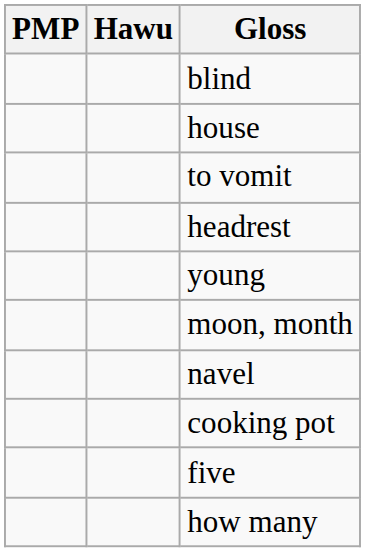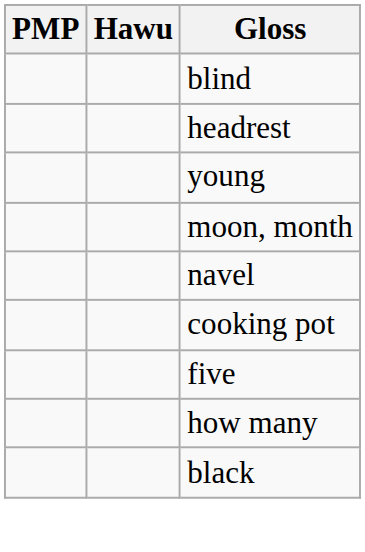- row: (224, 127)
- row: (239, 176)
+ row: (221, 472)
